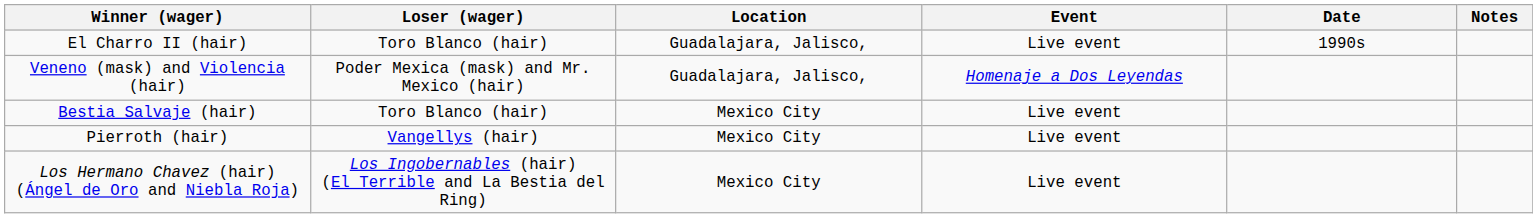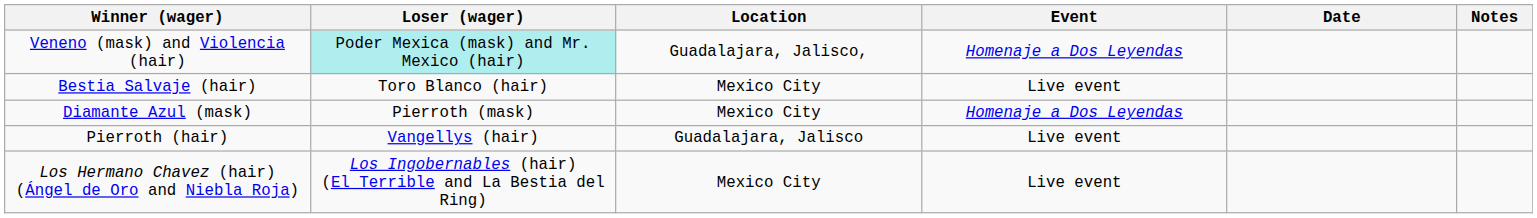- row: (157, 43)
(463, 78) no background -> (463, 52) paleturquoise background
+ row: (157, 112)
(769, 138) Mexico City -> (769, 138) Guadalajara, Jalisco
